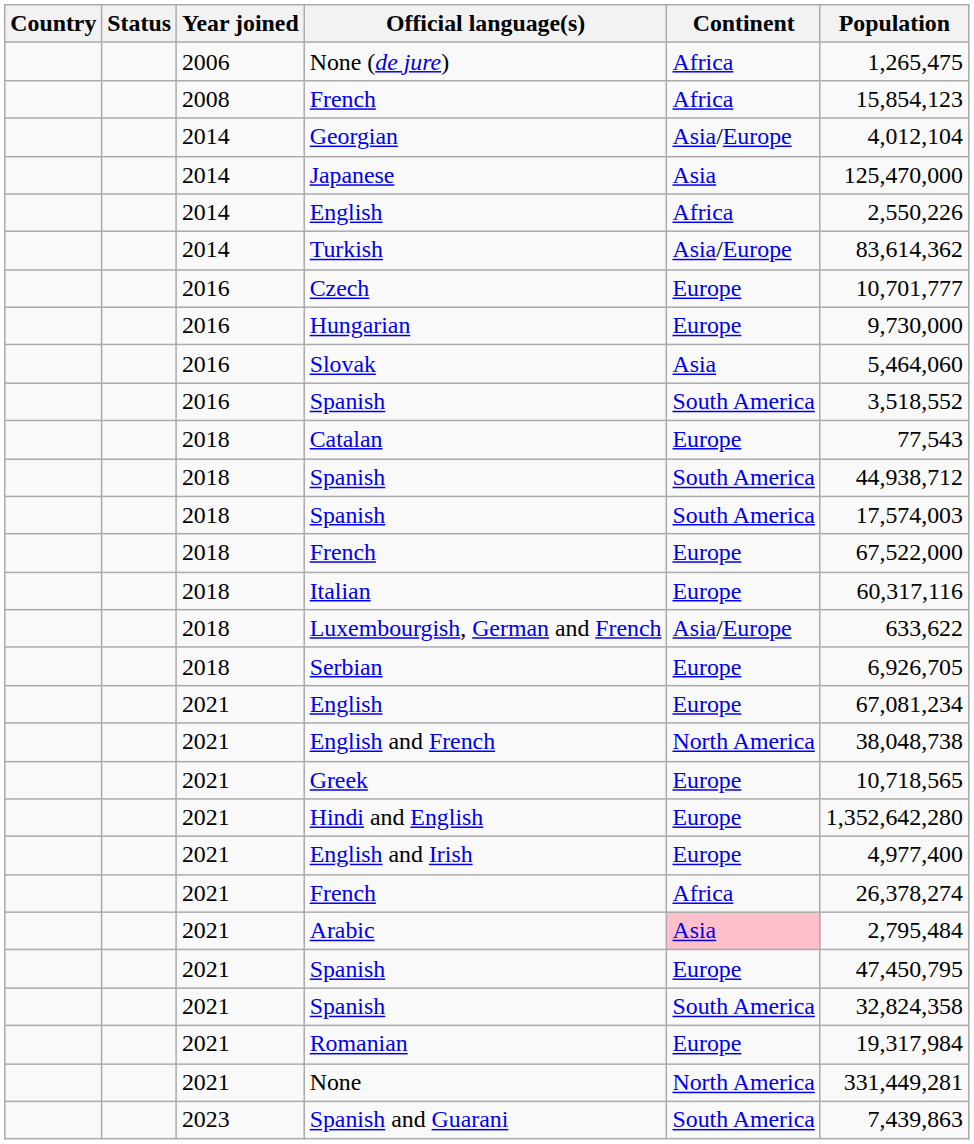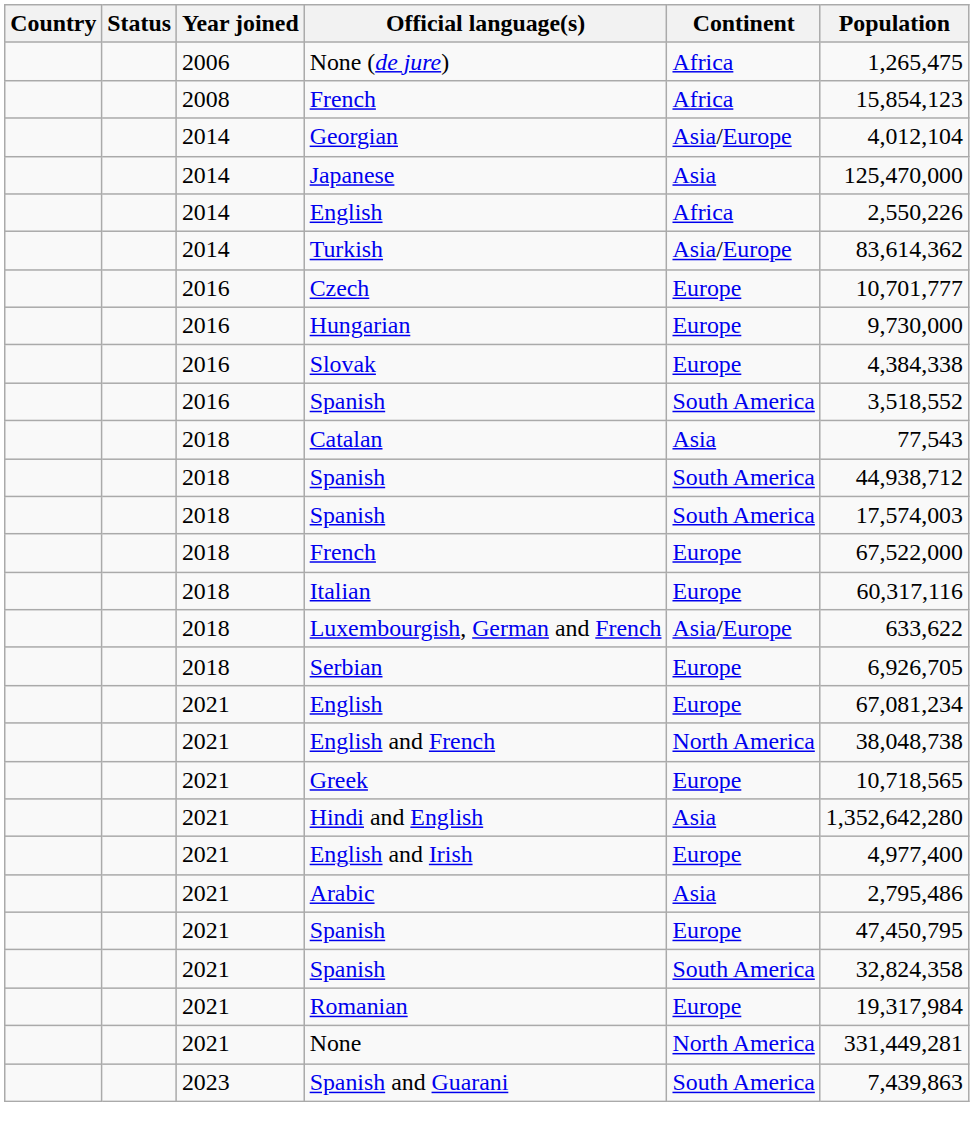(694, 363) Asia -> (707, 363) Europe
(915, 363) 5,464,060 -> (915, 363) 4,384,338
(707, 439) Europe -> (694, 439) Asia
(707, 817) Europe -> (694, 817) Asia
- row: (206, 893)
(694, 930) pink background -> (694, 893) no background
(915, 930) 2,795,484 -> (915, 893) 2,795,486
